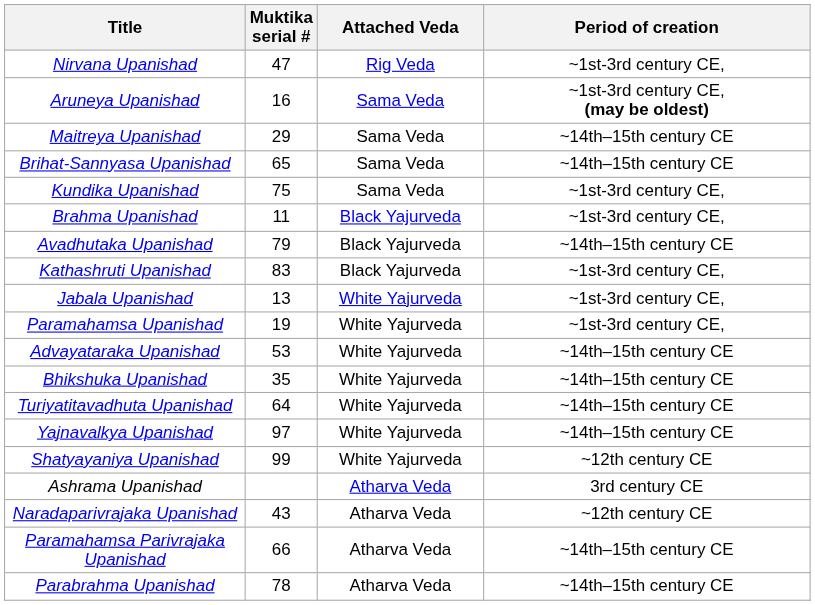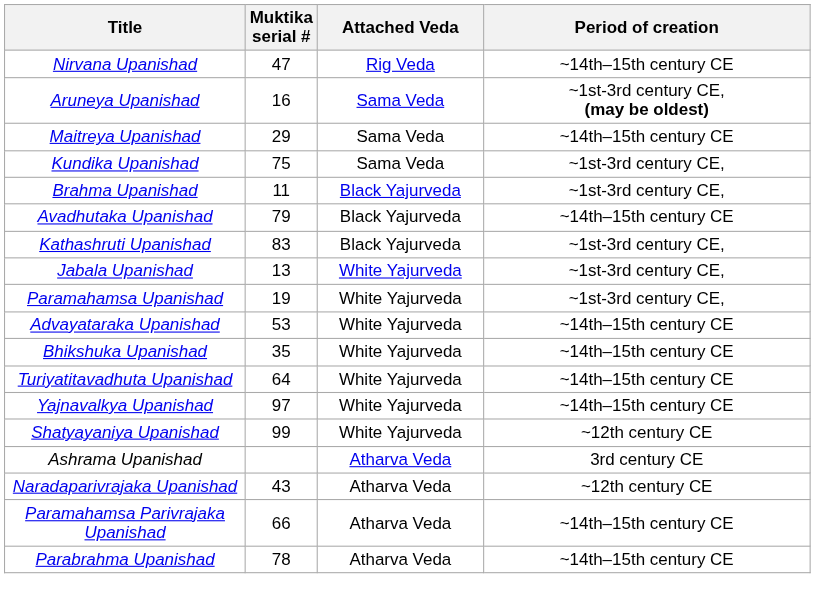(647, 63) ~1st-3rd century CE, -> (647, 63) ~14th–15th century CE
- row: (125, 163)
